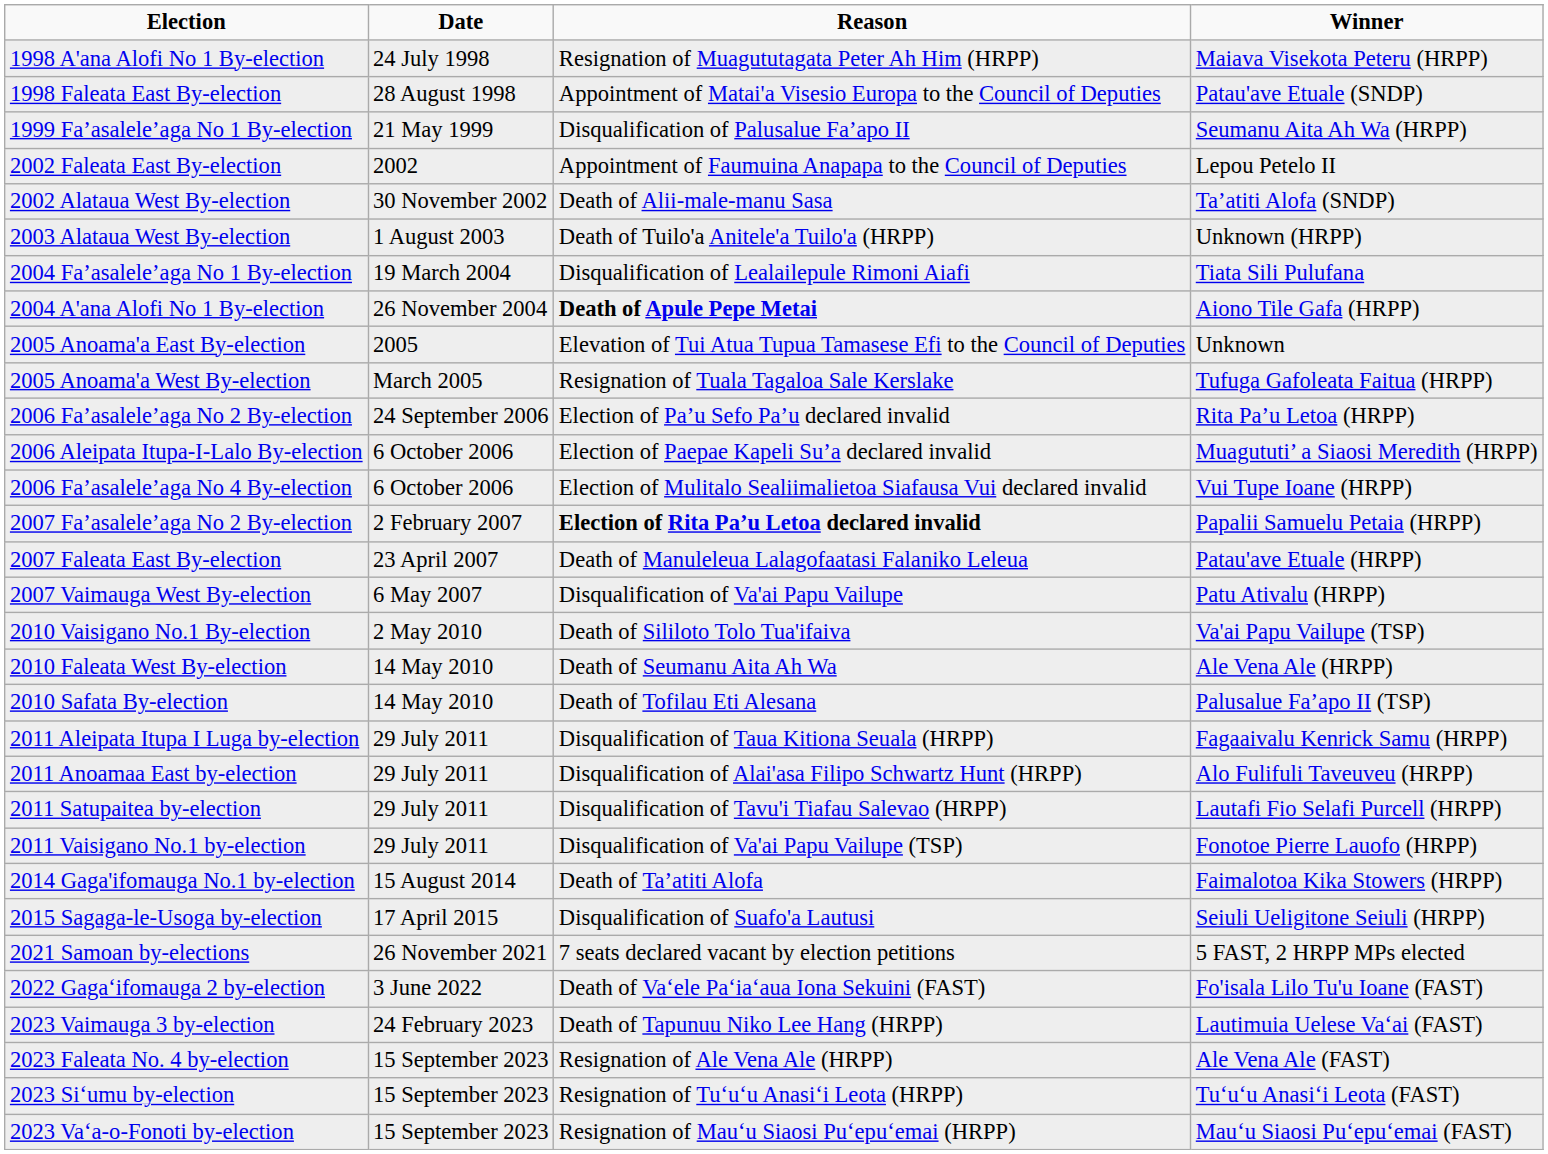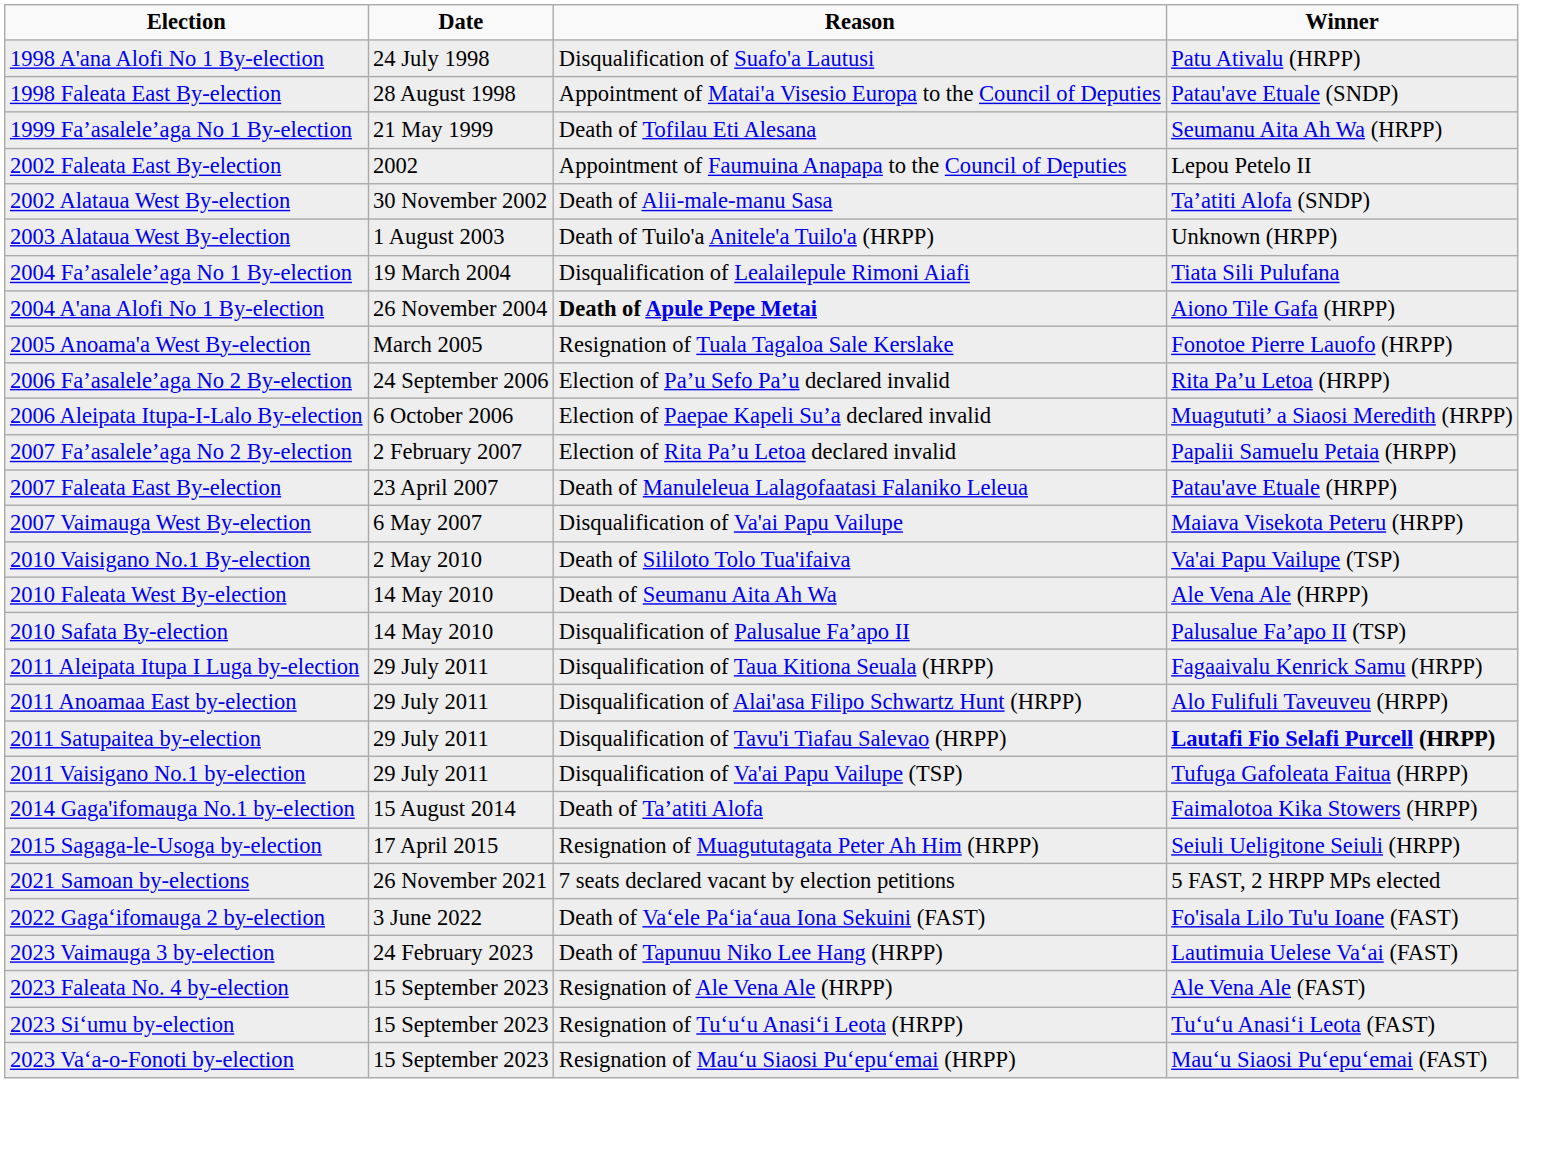(799, 58) Resignation of Muagututagata Peter Ah Him (HRPP) -> (717, 58) Disqualification of Suafo'a Lautusi
(1342, 58) Maiava Visekota Peteru (HRPP) -> (1266, 58) Patu Ativalu (HRPP)
(734, 129) Disqualification of Palusalue Fa’apo II -> (688, 129) Death of Tofilau Eti Alesana
- row: (158, 344)
(1344, 380) Tufuga Gafoleata Faitua (HRPP) -> (1312, 344) Fonotoe Pierre Lauofo (HRPP)
- row: (181, 487)
(770, 523) bold -> (757, 451) normal
(1290, 594) Patu Ativalu (HRPP) -> (1317, 523) Maiava Visekota Peteru (HRPP)
(688, 702) Death of Tofilau Eti Alesana -> (734, 630) Disqualification of Palusalue Fa’apo II
(1349, 809) normal -> (1333, 737) bold
(1336, 845) Fonotoe Pierre Lauofo (HRPP) -> (1320, 773) Tufuga Gafoleata Faitua (HRPP)
(717, 916) Disqualification of Suafo'a Lautusi -> (799, 845) Resignation of Muagututagata Peter Ah Him (HRPP)
